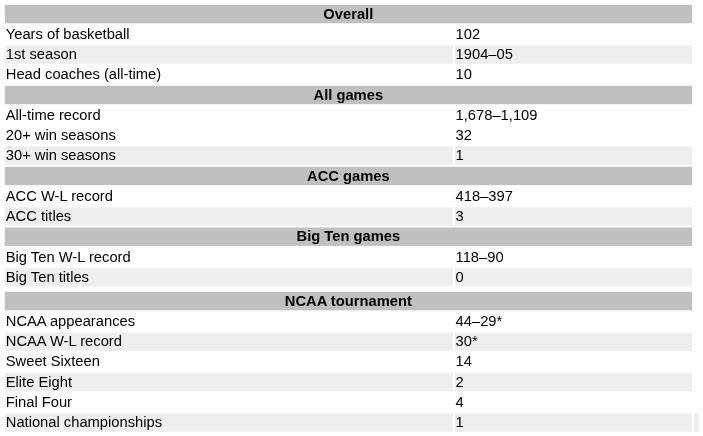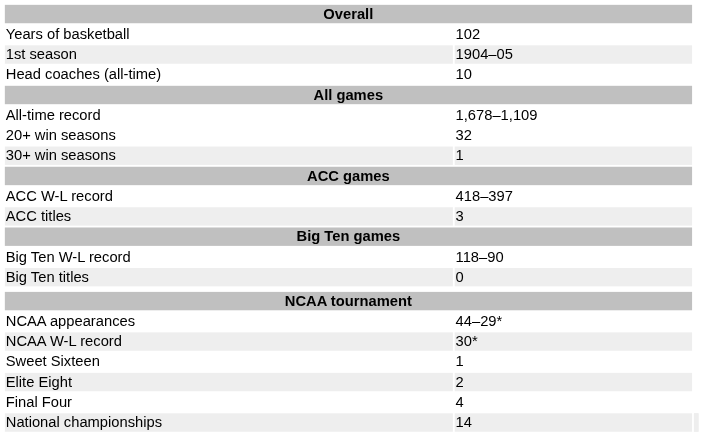(464, 361) 14 -> (460, 361) 1
(460, 422) 1 -> (464, 422) 14
